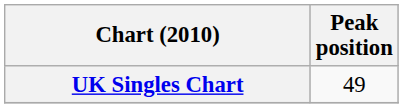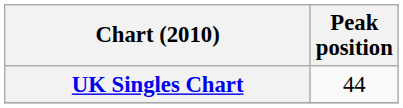(354, 84) 49 -> (354, 84) 44
